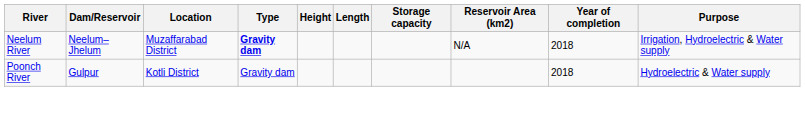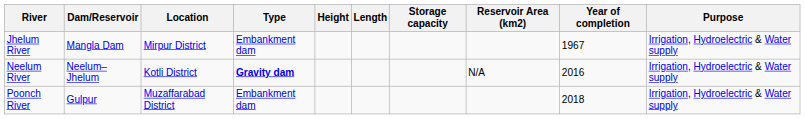+ row: (23, 45)
(176, 45) Muzaffarabad District -> (170, 72) Kotli District
(562, 45) 2018 -> (573, 72) 2016
(172, 72) Kotli District -> (174, 100) Muzaffarabad District
(268, 72) Gravity dam -> (266, 100) Embankment dam
(705, 72) Hydroelectric & Water supply -> (720, 100) Irrigation, Hydroelectric & Water supply
